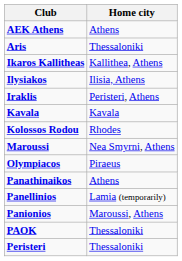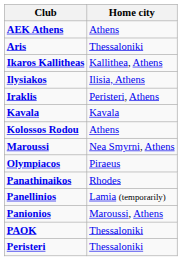(105, 130) Rhodes -> (104, 130) Athens
(104, 180) Athens -> (105, 180) Rhodes
